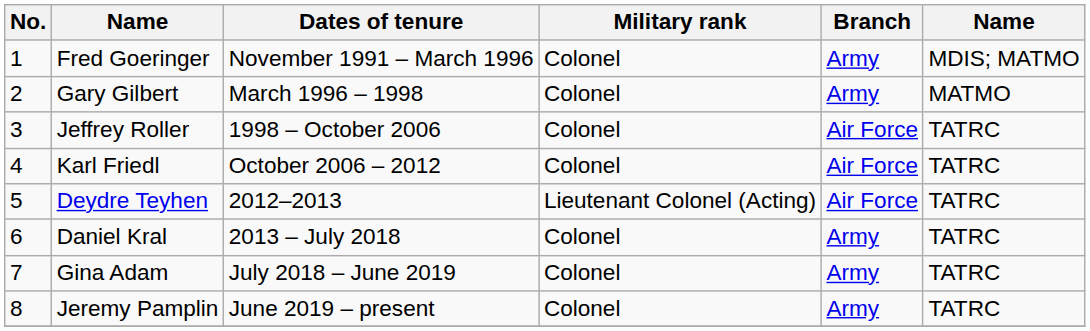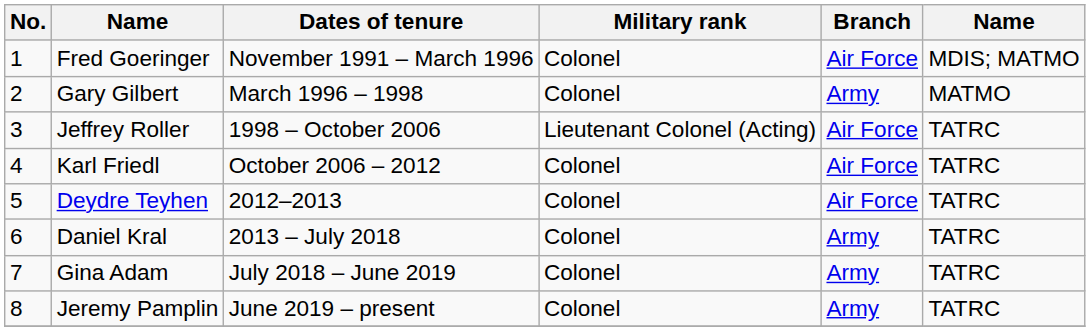(853, 58) Army -> (872, 58) Air Force
(582, 129) Colonel -> (680, 129) Lieutenant Colonel (Acting)
(680, 201) Lieutenant Colonel (Acting) -> (582, 201) Colonel
